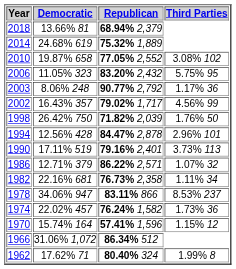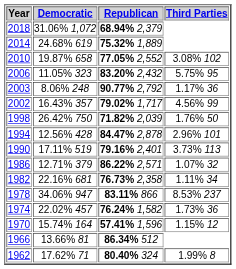(65, 28) 13.66% 81 -> (65, 28) 31.06% 1,072
(65, 240) 31.06% 1,072 -> (65, 240) 13.66% 81
